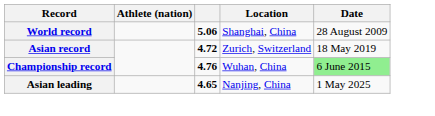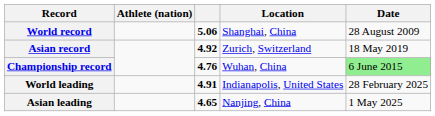(207, 48) 4.72 -> (207, 48) 4.92
+ row: (59, 84)
